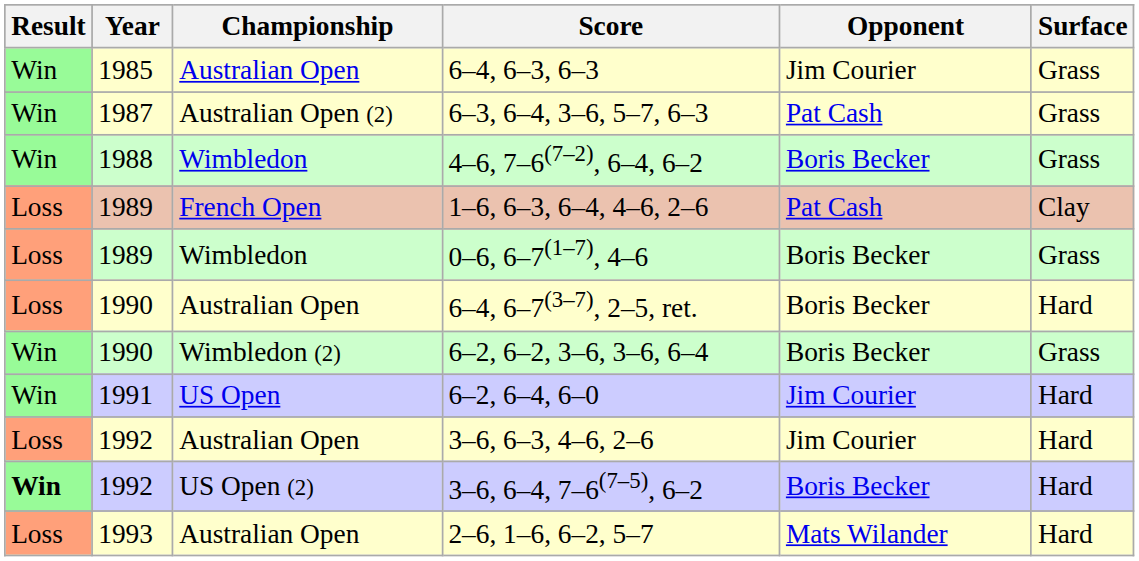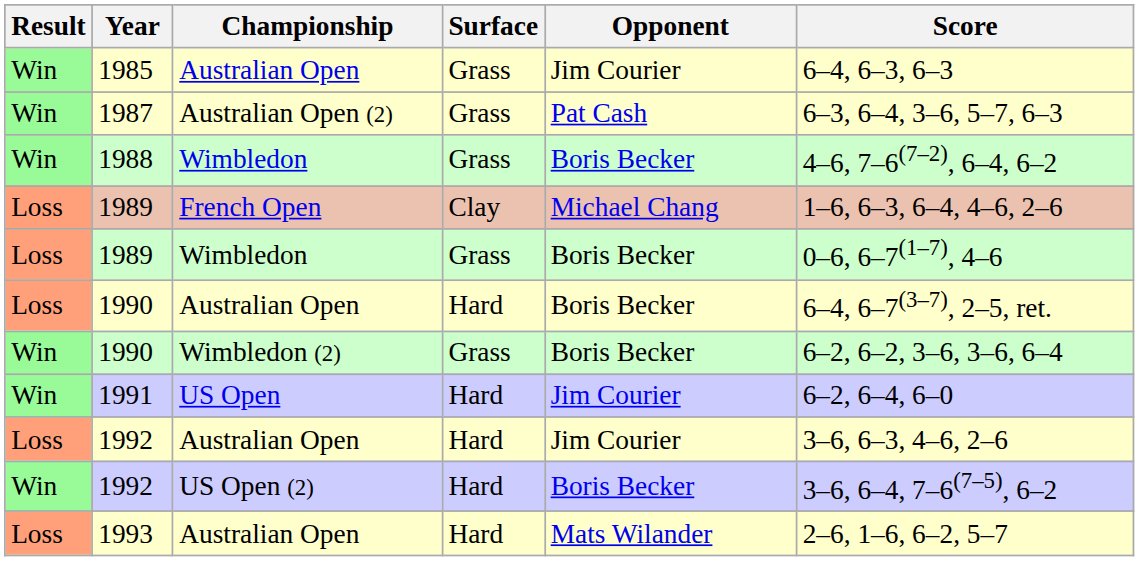columns swapped: (1083, 26) <-> (611, 26)
(834, 207) Pat Cash -> (635, 207) Michael Chang
(36, 485) bold -> (34, 485) normal
